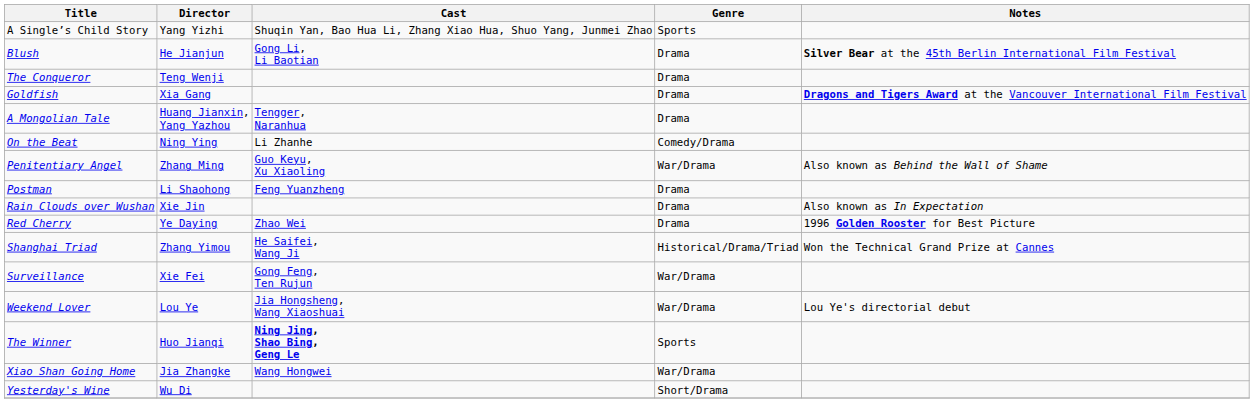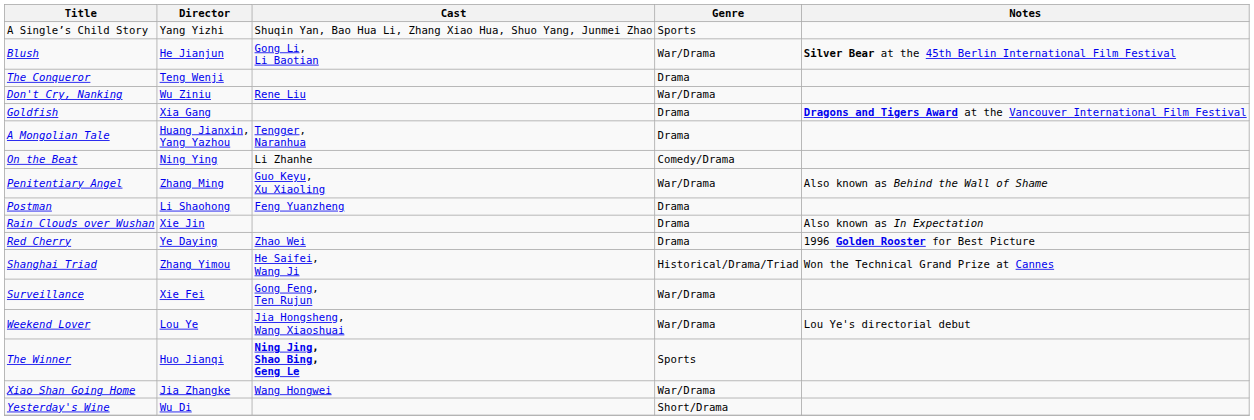(674, 54) Drama -> (686, 54) War/Drama
+ row: (65, 95)
